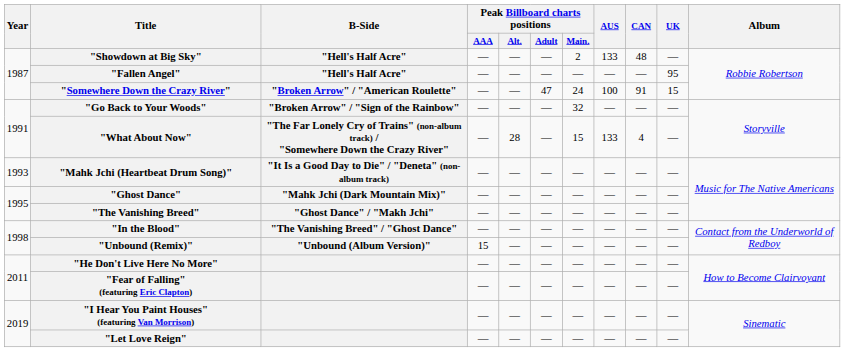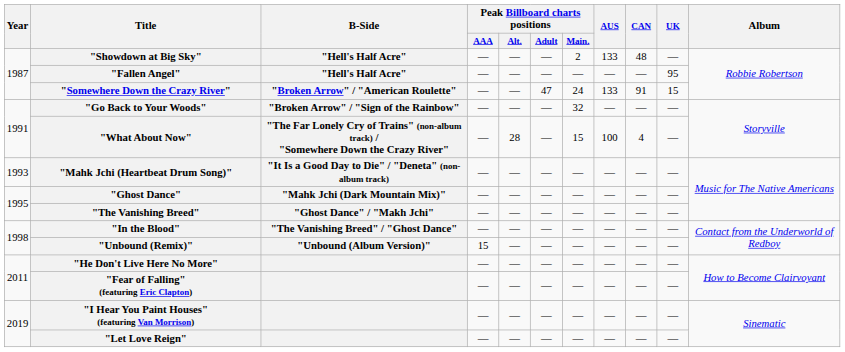(610, 91) 100 -> (610, 91) 133
(610, 137) 133 -> (610, 137) 100
